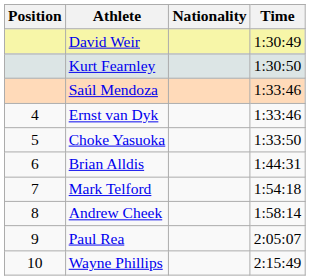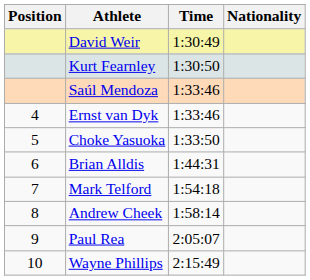columns swapped: (209, 16) <-> (277, 16)
